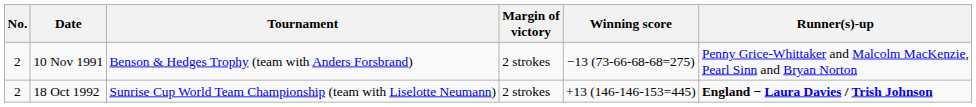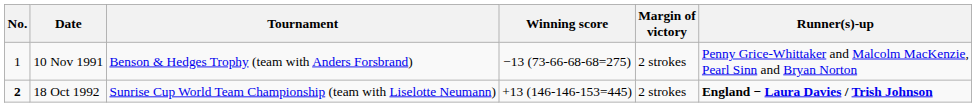columns swapped: (631, 23) <-> (531, 23)
(17, 61) 2 -> (17, 61) 1
(17, 91) normal -> (17, 91) bold
